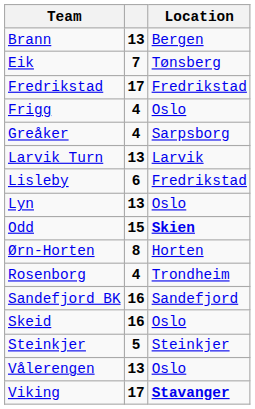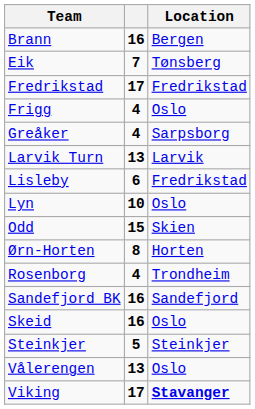(136, 40) 13 -> (136, 40) 16
(136, 204) 13 -> (136, 204) 10
(173, 228) bold -> (173, 228) normal
